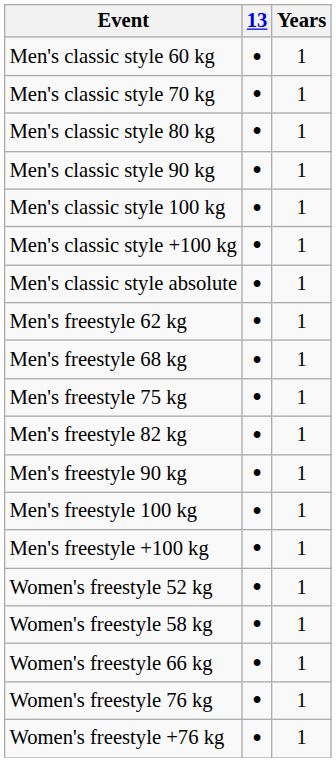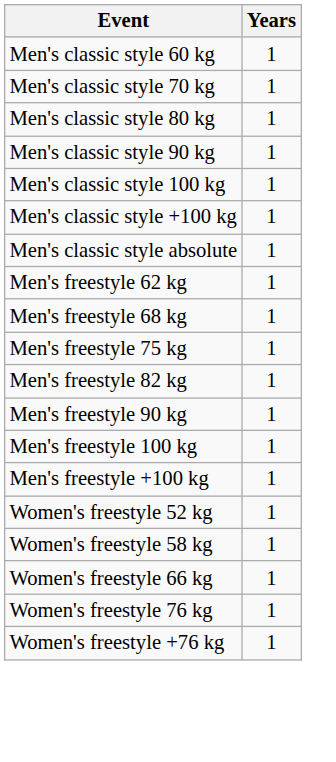- column: (257, 20)
